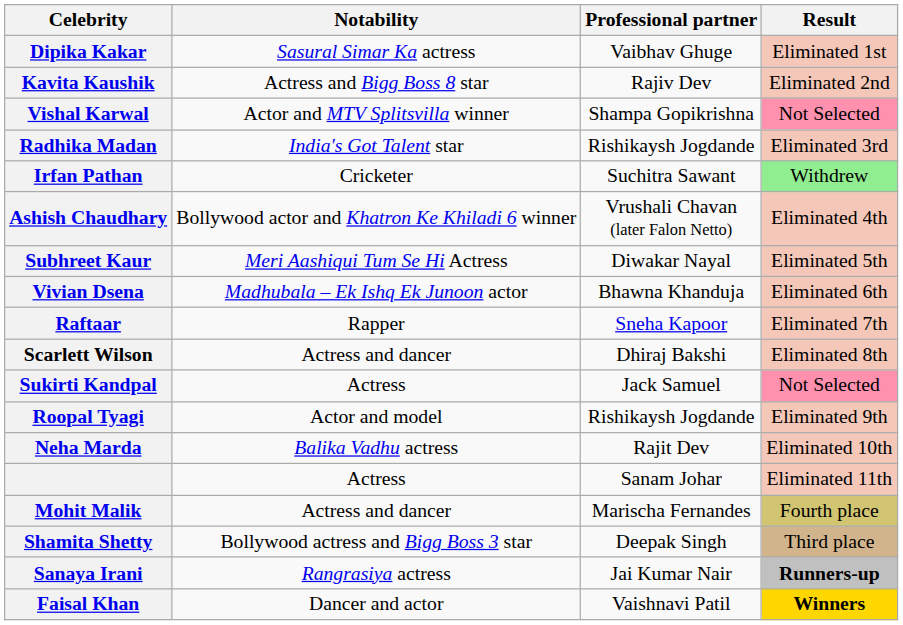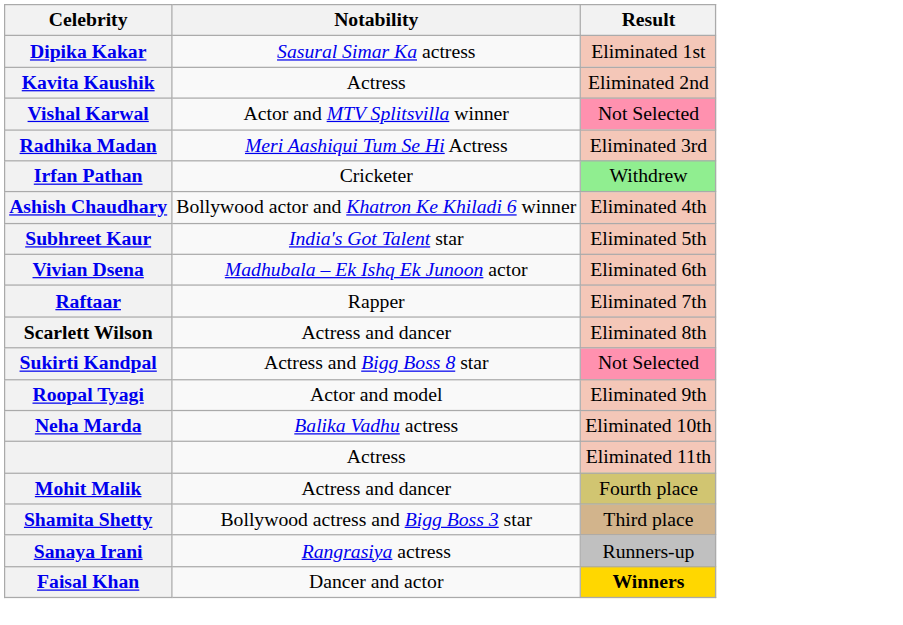- column: (671, 20)
(376, 82) Actress and Bigg Boss 8 star -> (376, 82) Actress
(376, 144) India's Got Talent star -> (376, 144) Meri Aashiqui Tum Se Hi Actress
(376, 260) Meri Aashiqui Tum Se Hi Actress -> (376, 238) India's Got Talent star
(376, 385) Actress -> (376, 363) Actress and Bigg Boss 8 star
(829, 572) bold -> (648, 550) normal
